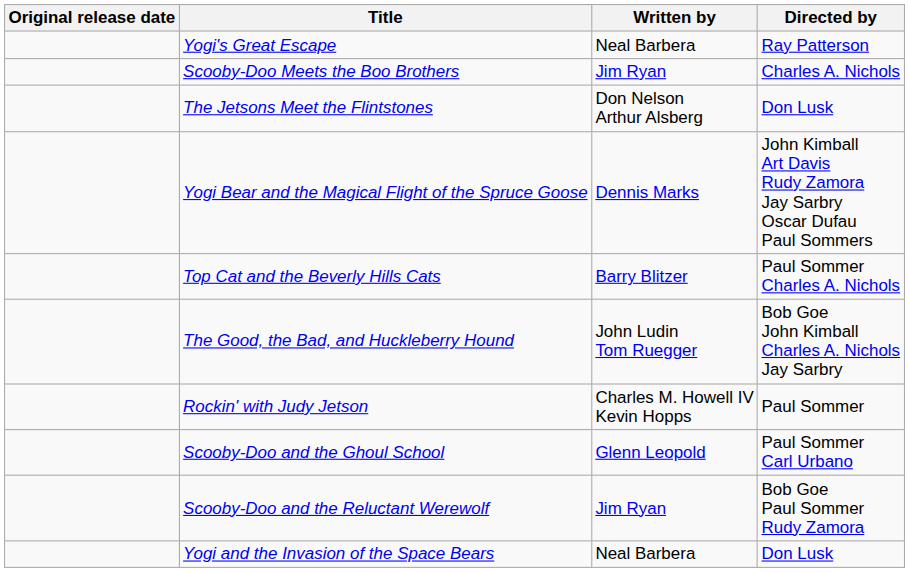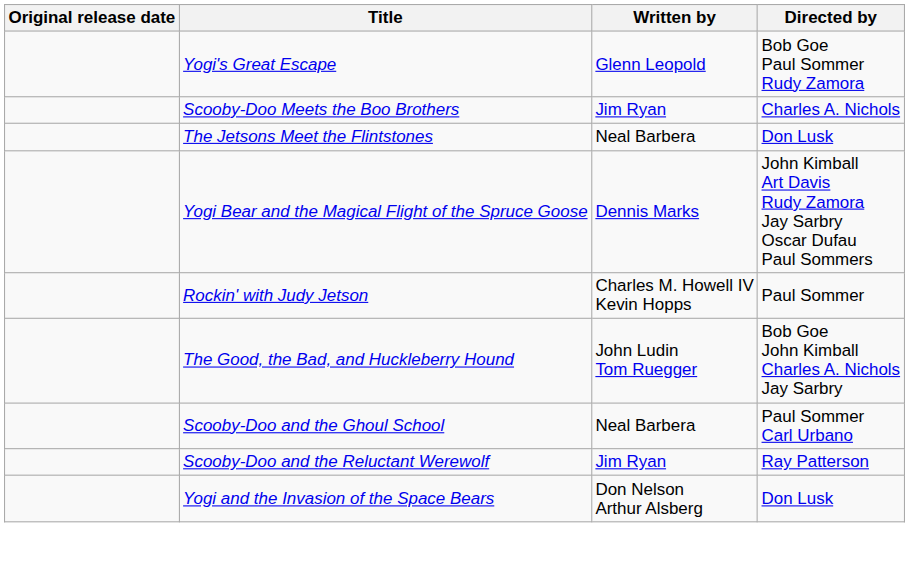(645, 44) Neal Barbera -> (651, 63) Glenn Leopold
(815, 44) Ray Patterson -> (813, 63) Bob Goe Paul Sommer Rudy Zamora
(649, 108) Don Nelson Arthur Alsberg -> (645, 136) Neal Barbera
- row: (312, 276)
rows swapped: (349, 341) <-> (276, 406)
(651, 452) Glenn Leopold -> (645, 425) Neal Barbera
(813, 508) Bob Goe Paul Sommer Rudy Zamora -> (815, 462) Ray Patterson
(645, 554) Neal Barbera -> (649, 498) Don Nelson Arthur Alsberg
